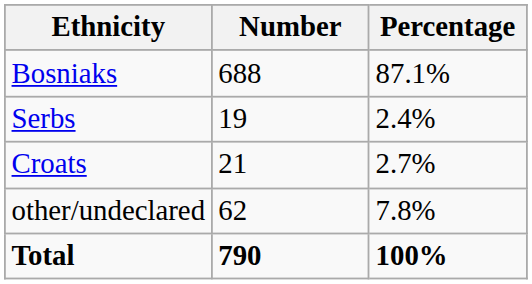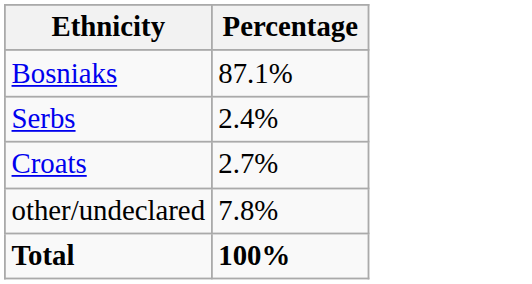- column: (290, 27)
